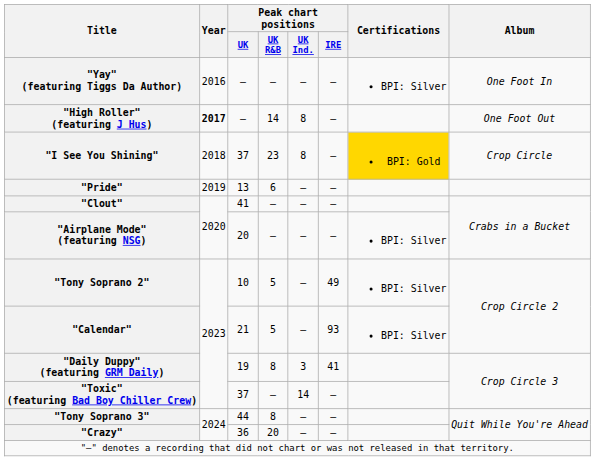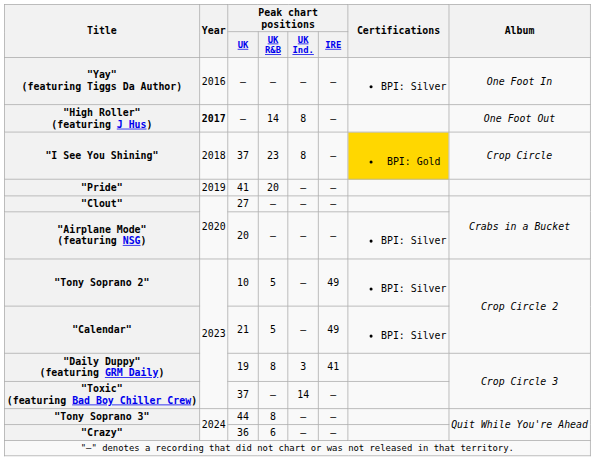(243, 188) 13 -> (243, 188) 41
(273, 188) 6 -> (273, 188) 20
(243, 204) 41 -> (243, 204) 27
(333, 330) 93 -> (333, 330) 49
(273, 433) 20 -> (273, 433) 6
